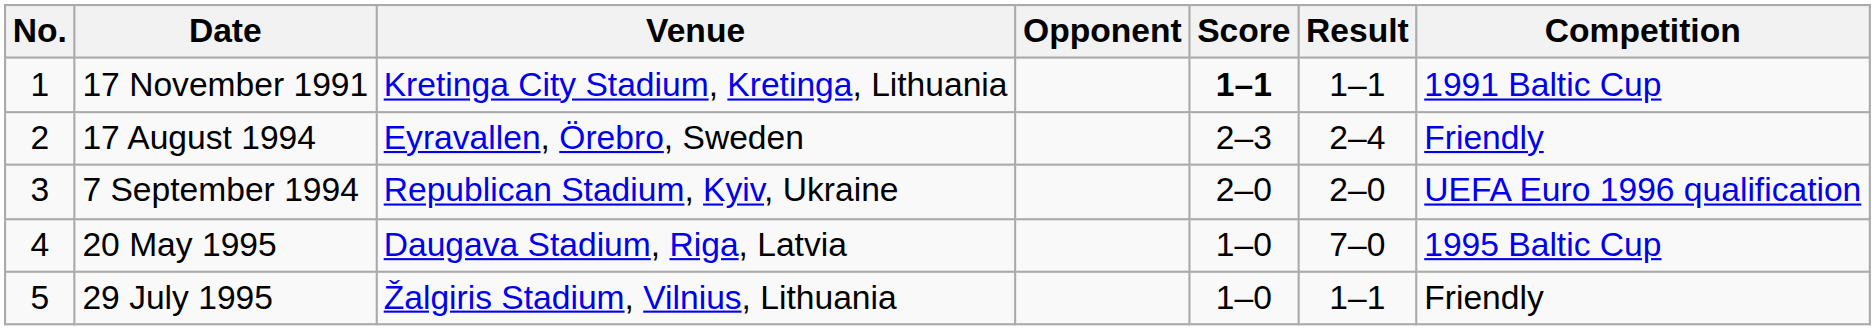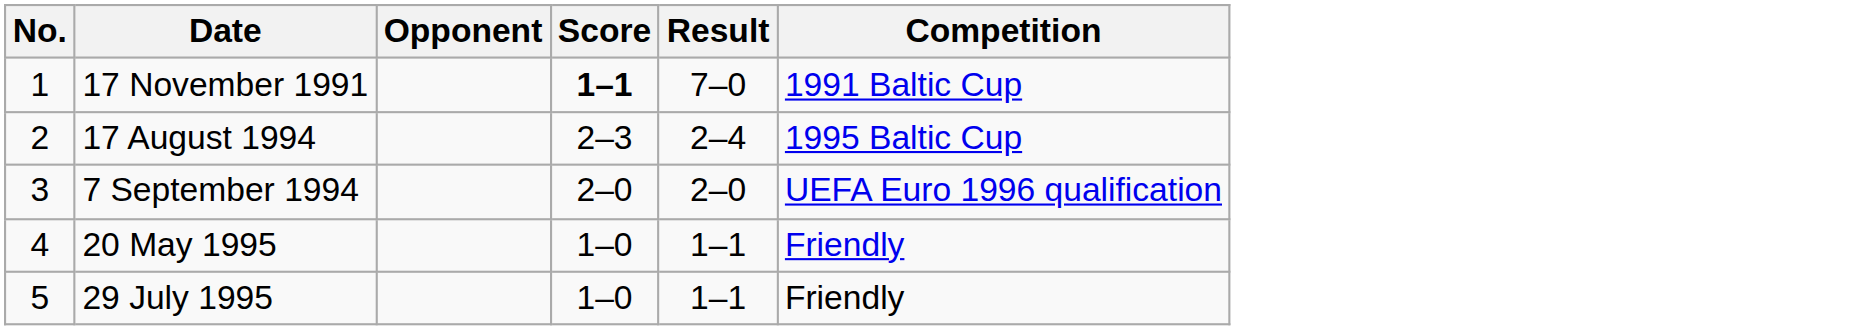- column: (696, 31)
(1357, 84) 1–1 -> (718, 84) 7–0
(1484, 137) Friendly -> (904, 137) 1995 Baltic Cup
(1357, 244) 7–0 -> (718, 244) 1–1
(1543, 244) 1995 Baltic Cup -> (845, 244) Friendly
